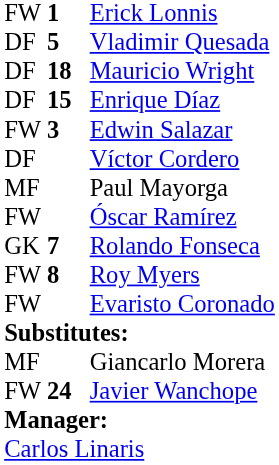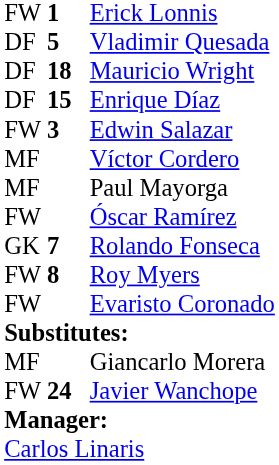(20, 158) DF -> (22, 158) MF
